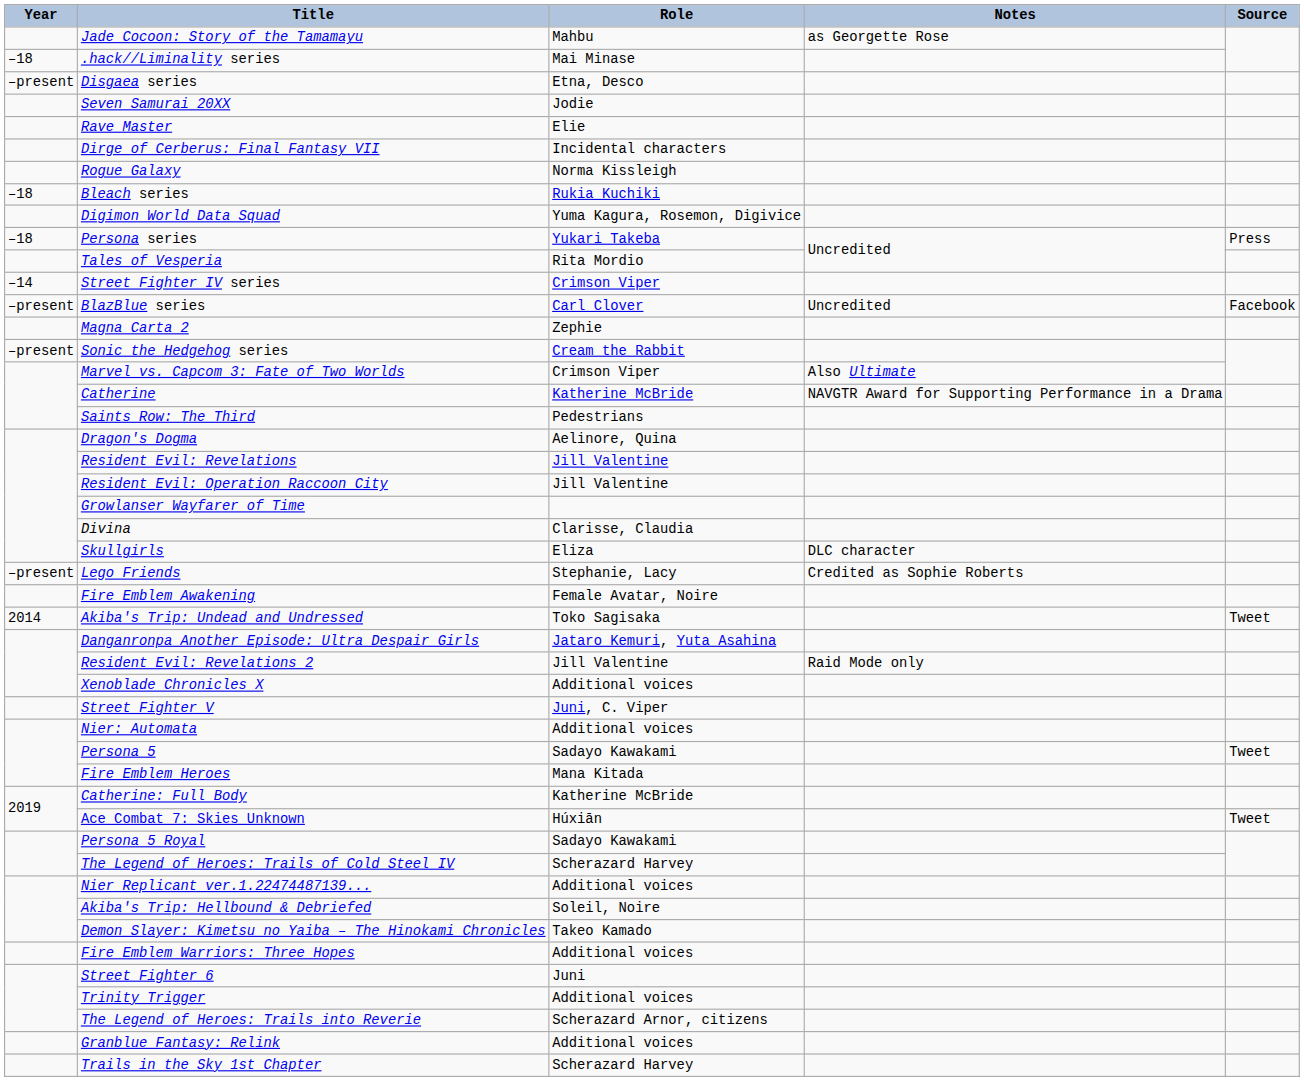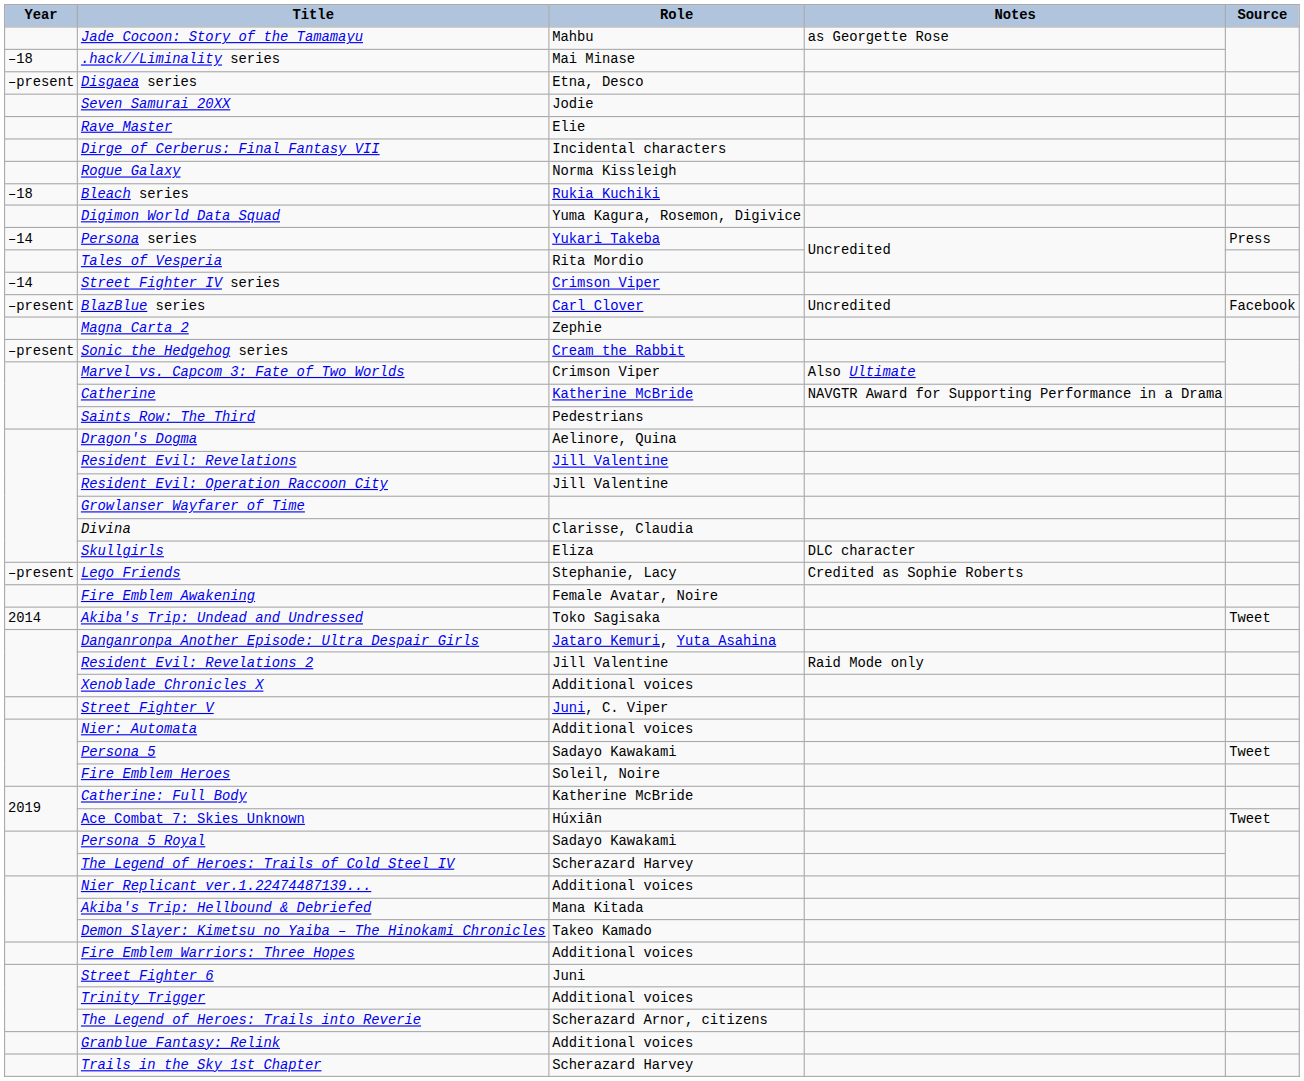(20, 239) –18 -> (20, 239) –14
(598, 775) Mana Kitada -> (606, 775) Soleil, Noire
(606, 909) Soleil, Noire -> (598, 909) Mana Kitada
